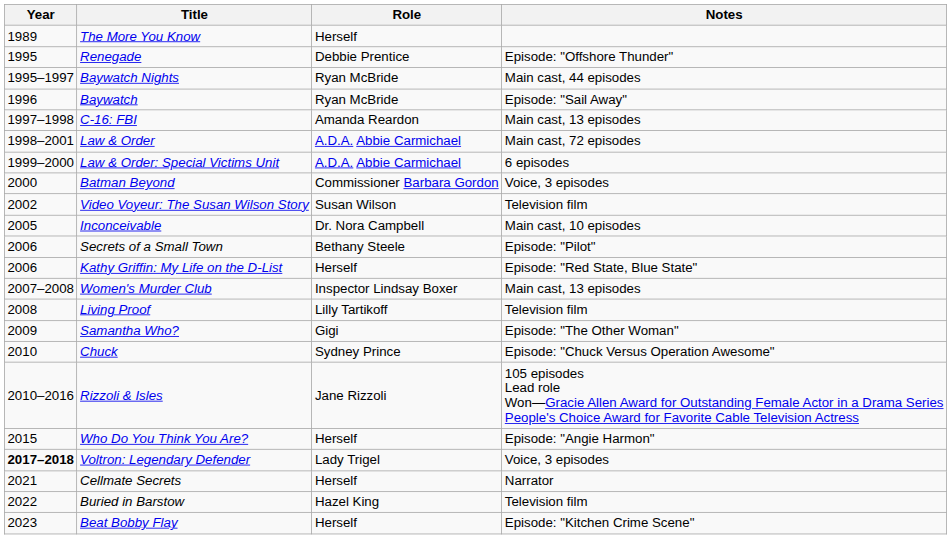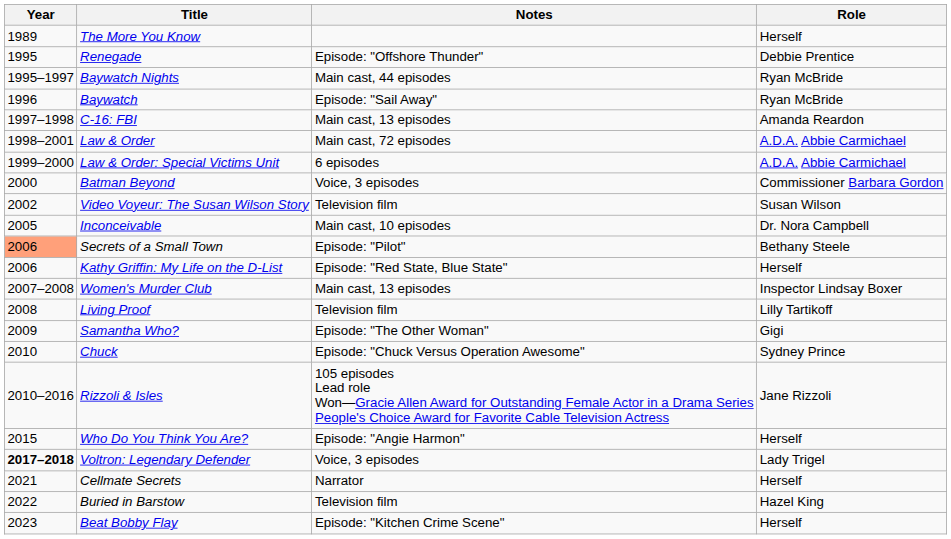columns swapped: (407, 15) <-> (724, 15)
(22, 246) no background -> (22, 246) lightsalmon background
